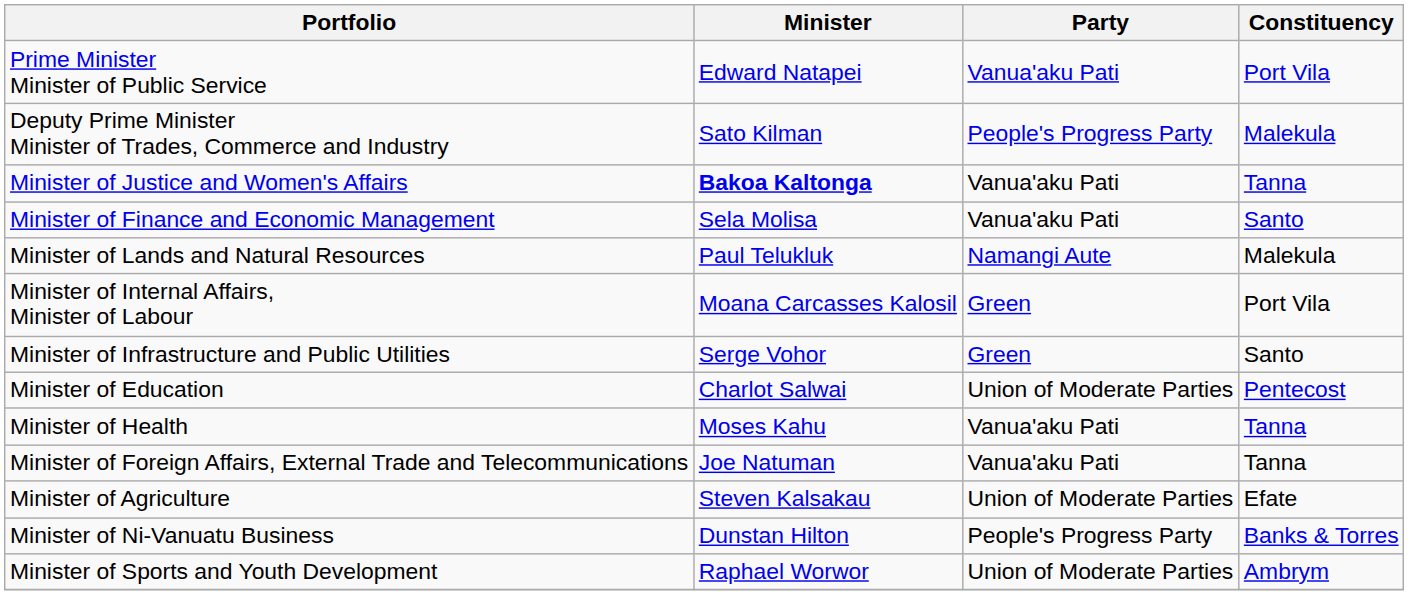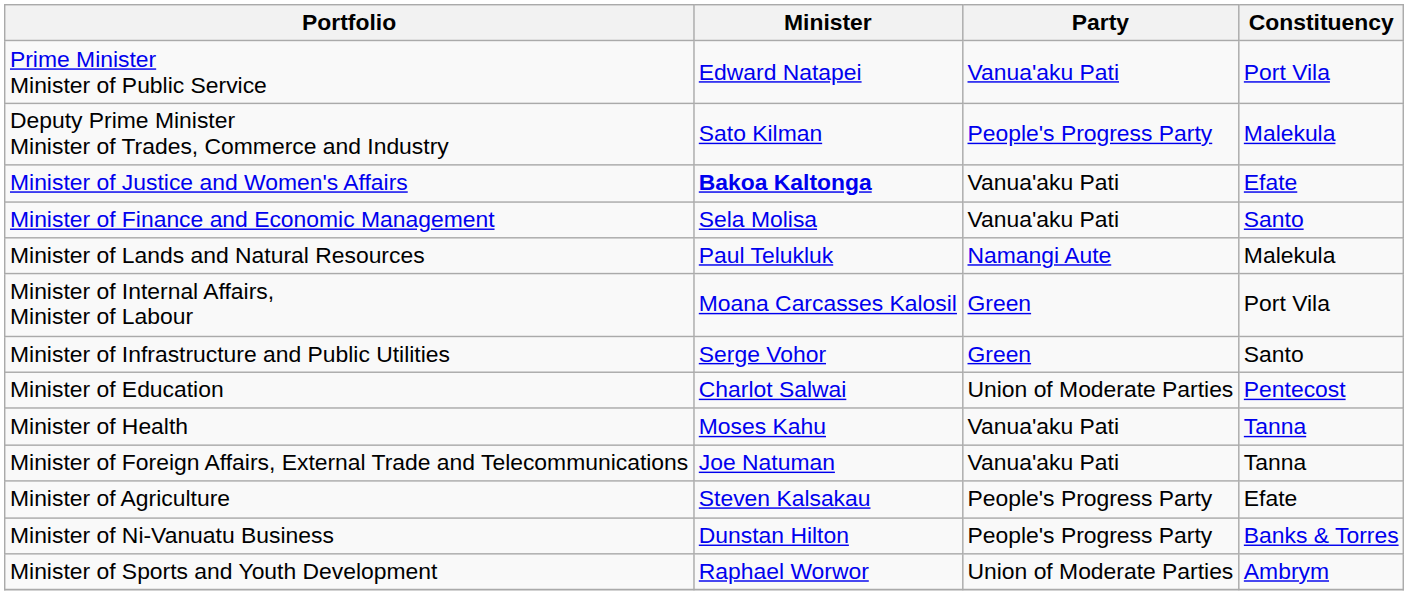(1275, 182) Tanna -> (1271, 182) Efate
(1100, 499) Union of Moderate Parties -> (1090, 499) People's Progress Party
